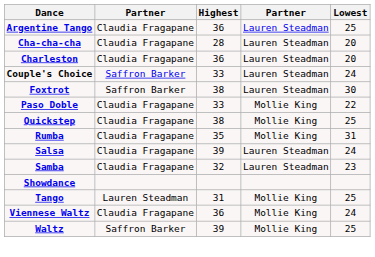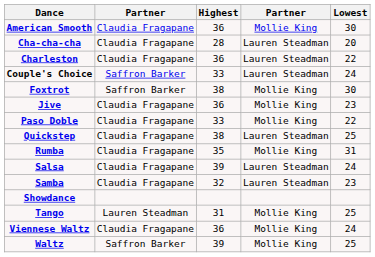+ row: (49, 28)
- row: (49, 28)
(350, 58) 20 -> (350, 58) 22
(286, 89) Lauren Steadman -> (286, 89) Mollie King
+ row: (49, 105)
(286, 120) Mollie King -> (286, 136) Lauren Steadman
